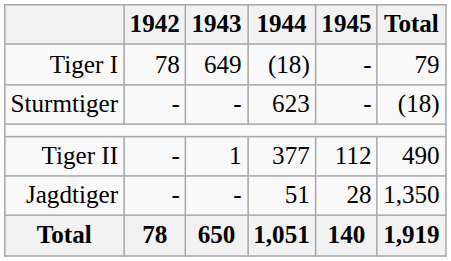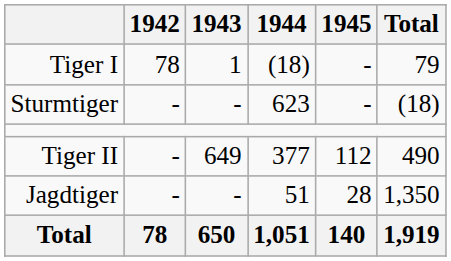(223, 64) 649 -> (235, 64) 1
(235, 155) 1 -> (223, 155) 649
